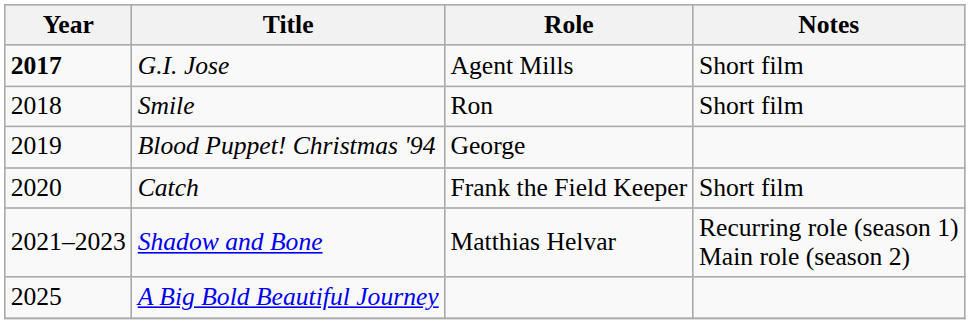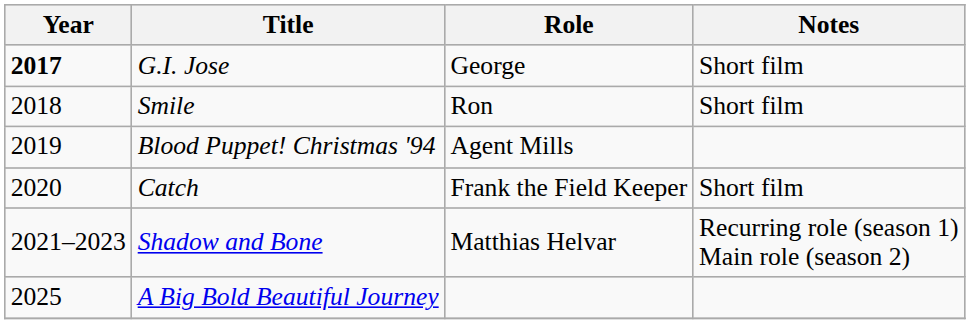(512, 65) Agent Mills -> (488, 65) George
(488, 146) George -> (512, 146) Agent Mills
